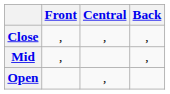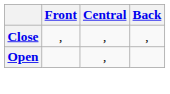- row: (23, 57)
